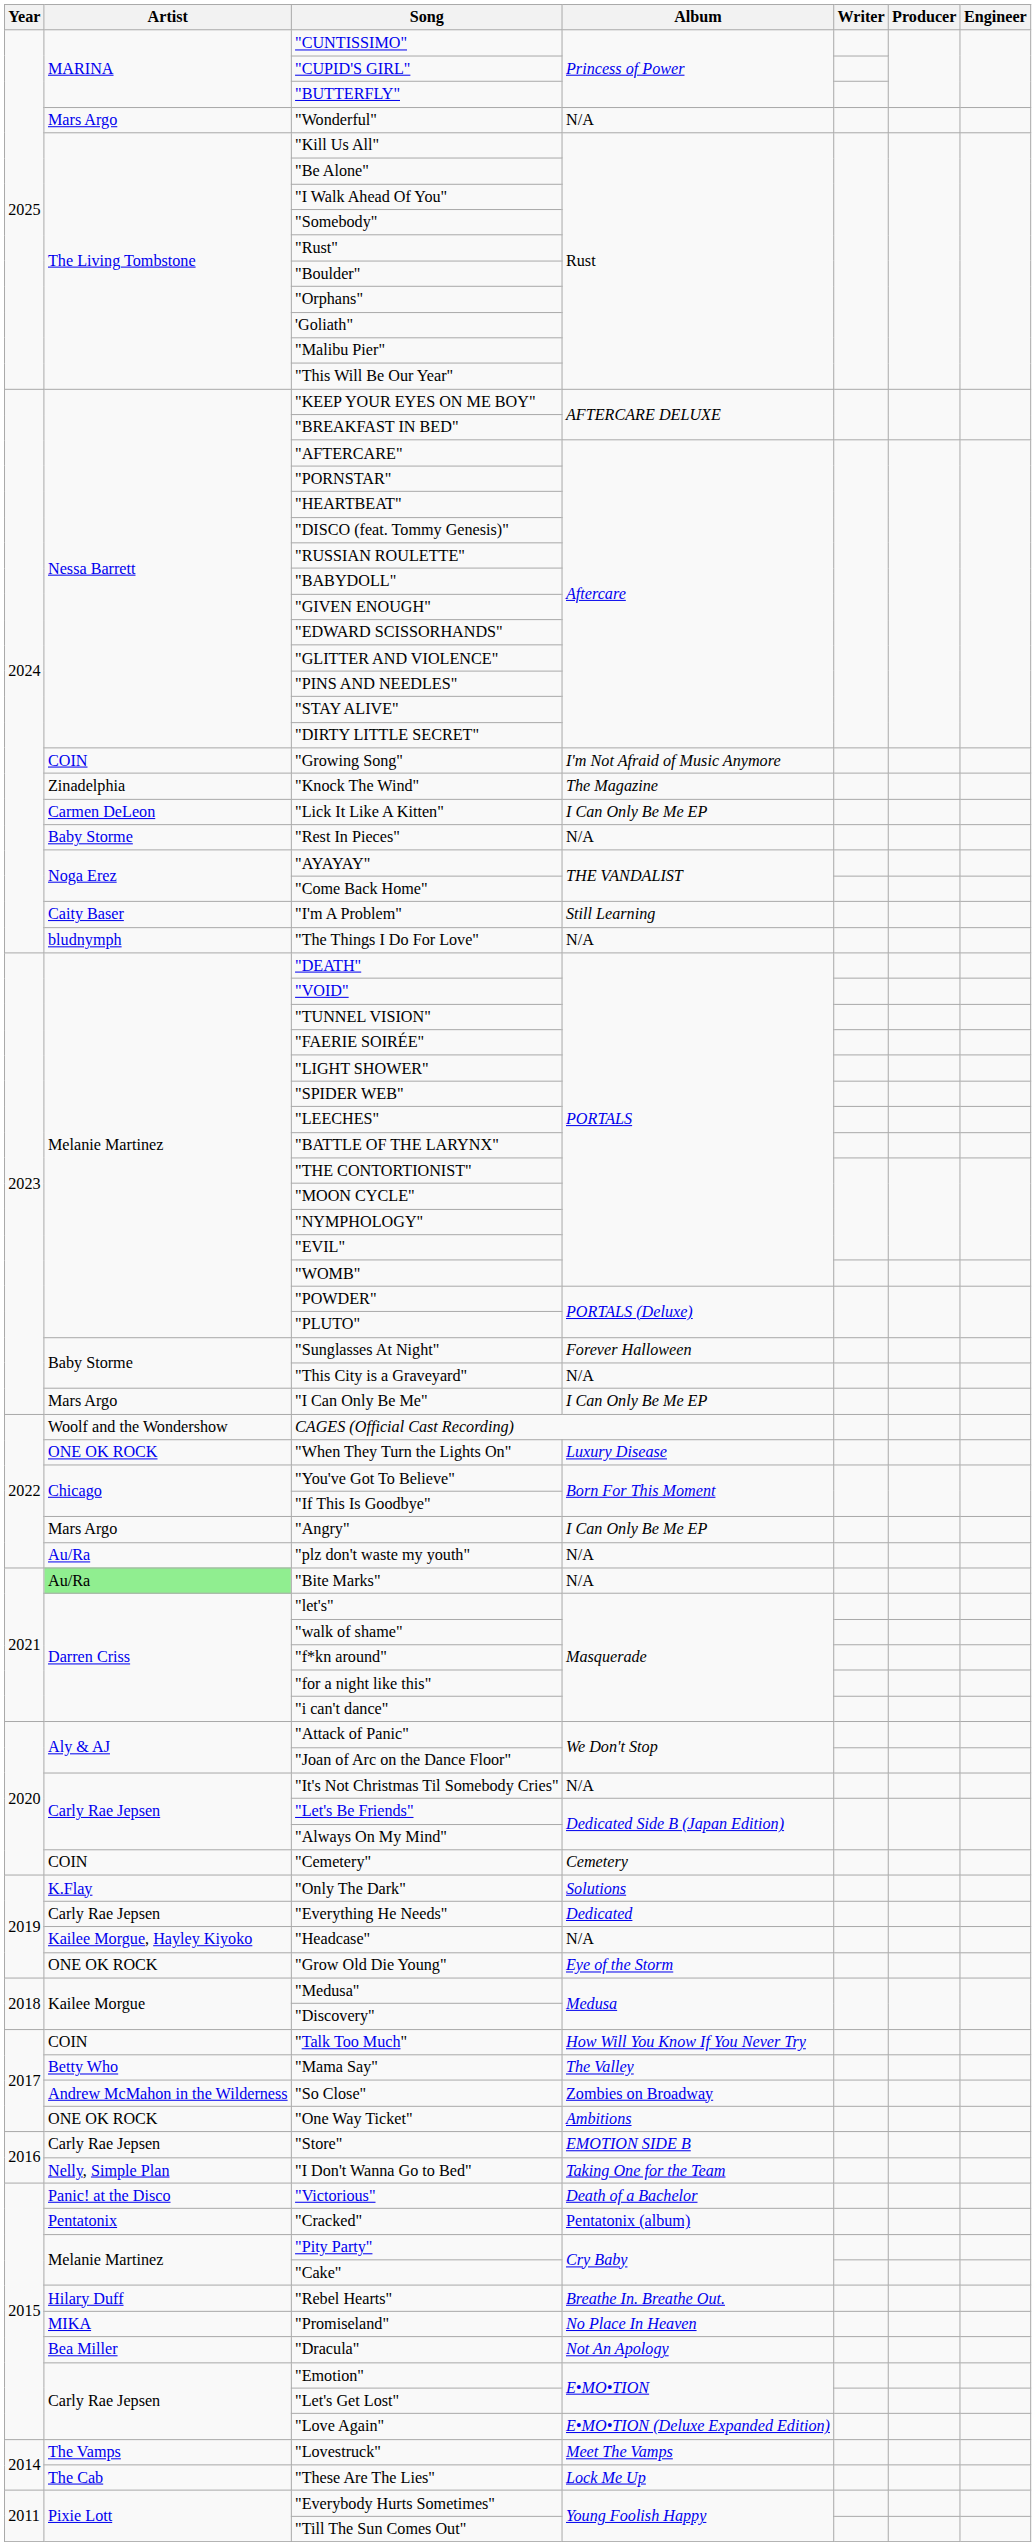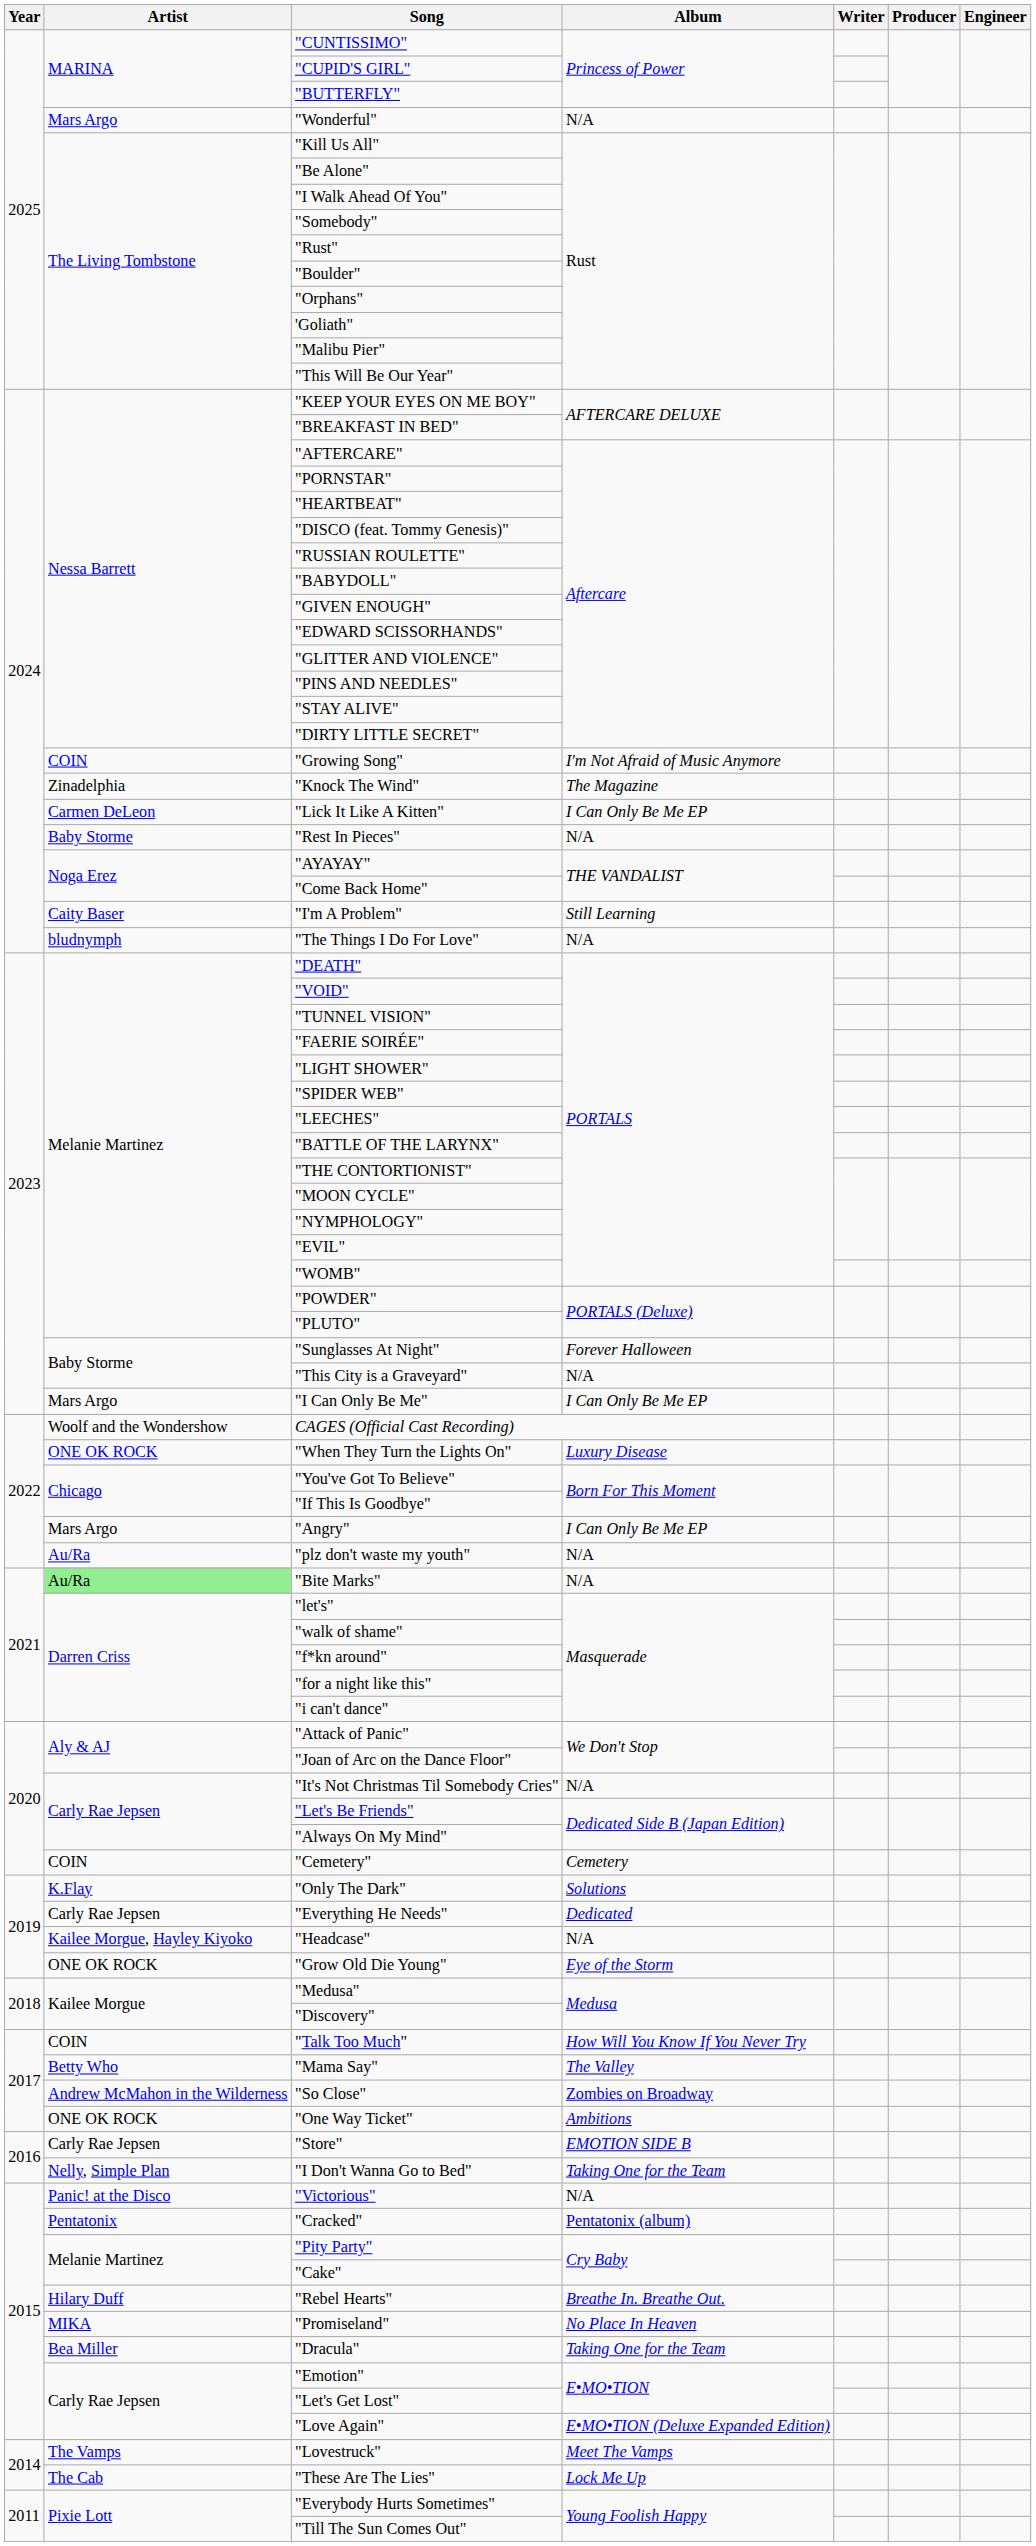(632, 2195) Death of a Bachelor -> (580, 2195) N/A
(617, 2349) Not An Apology -> (646, 2349) Taking One for the Team
